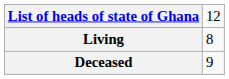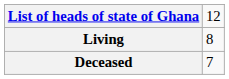(210, 62) 9 -> (210, 62) 7
